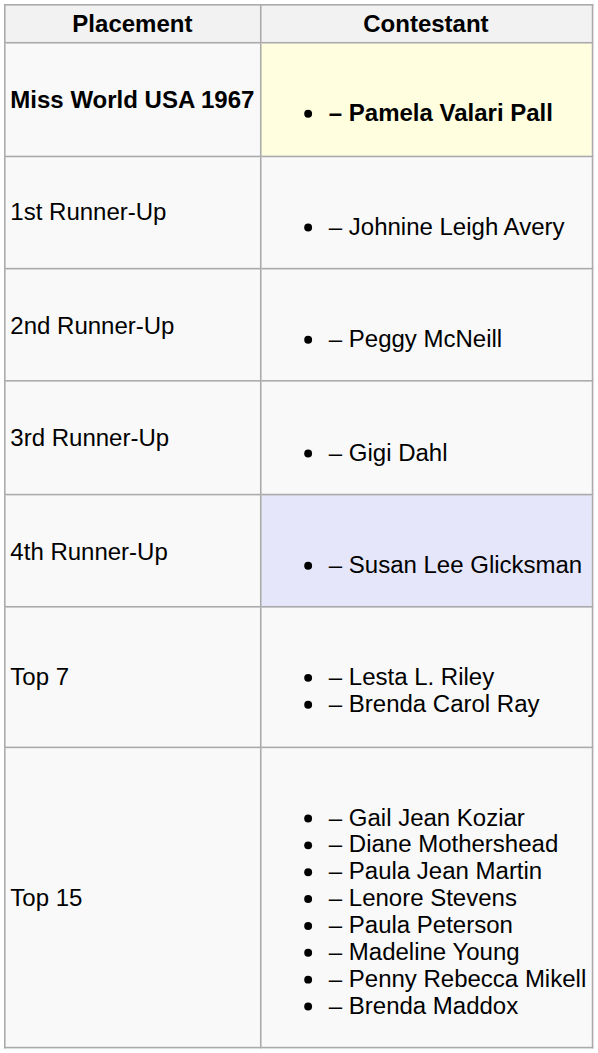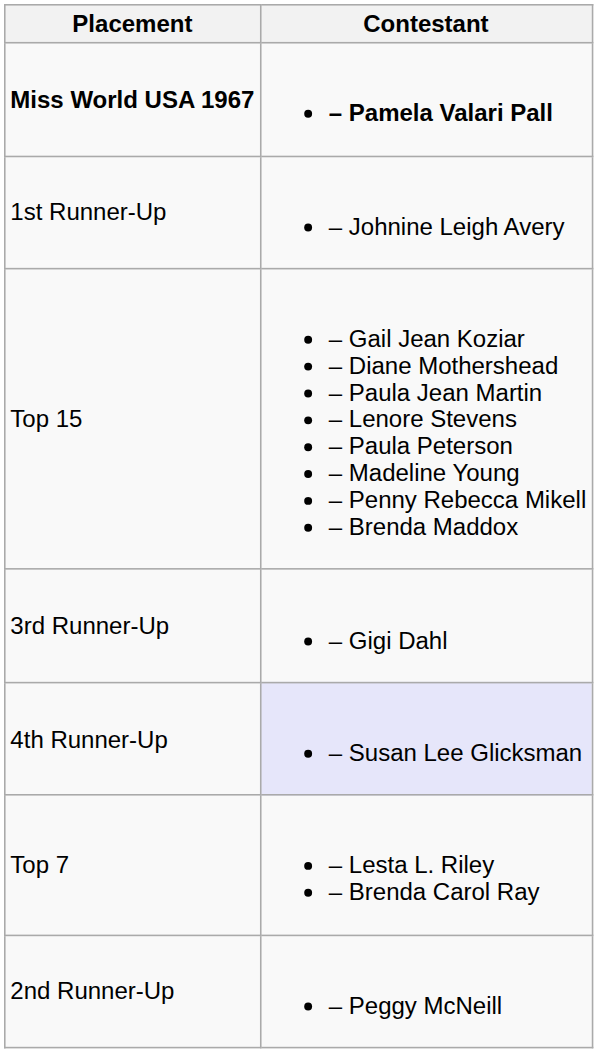(426, 113) lightyellow background -> (426, 113) no background
rows swapped: (92, 325) <-> (46, 898)
